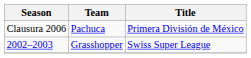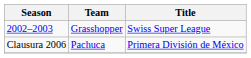rows swapped: (30, 45) <-> (36, 28)
